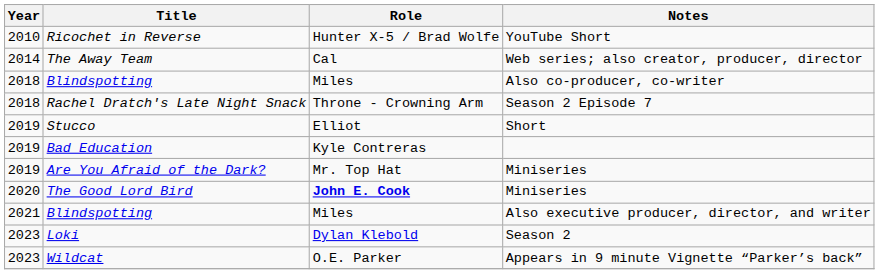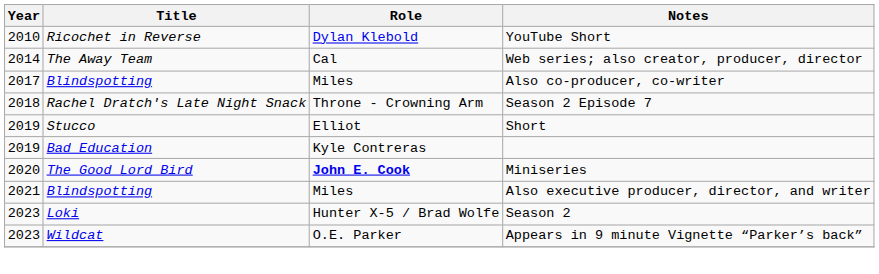(406, 38) Hunter X-5 / Brad Wolfe -> (365, 38) Dylan Klebold
(24, 82) 2018 -> (24, 82) 2017
- row: (156, 170)
(365, 236) Dylan Klebold -> (406, 214) Hunter X-5 / Brad Wolfe
